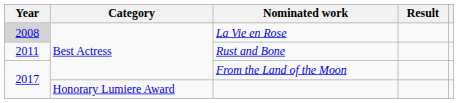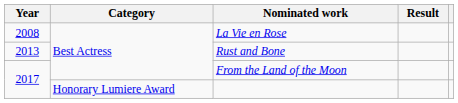(27, 32) lightgrey background -> (27, 32) no background
(27, 51) 2011 -> (27, 51) 2013
